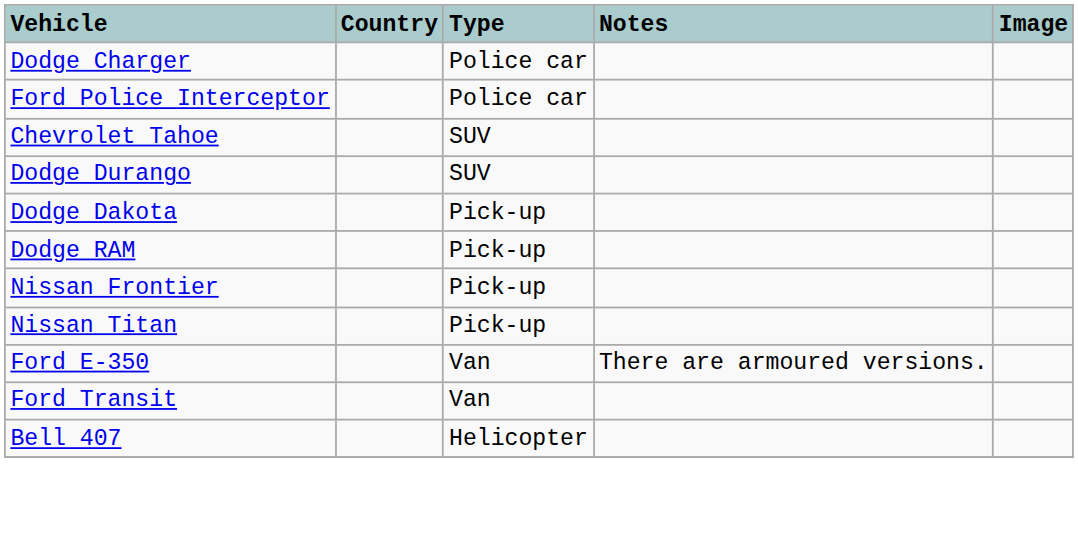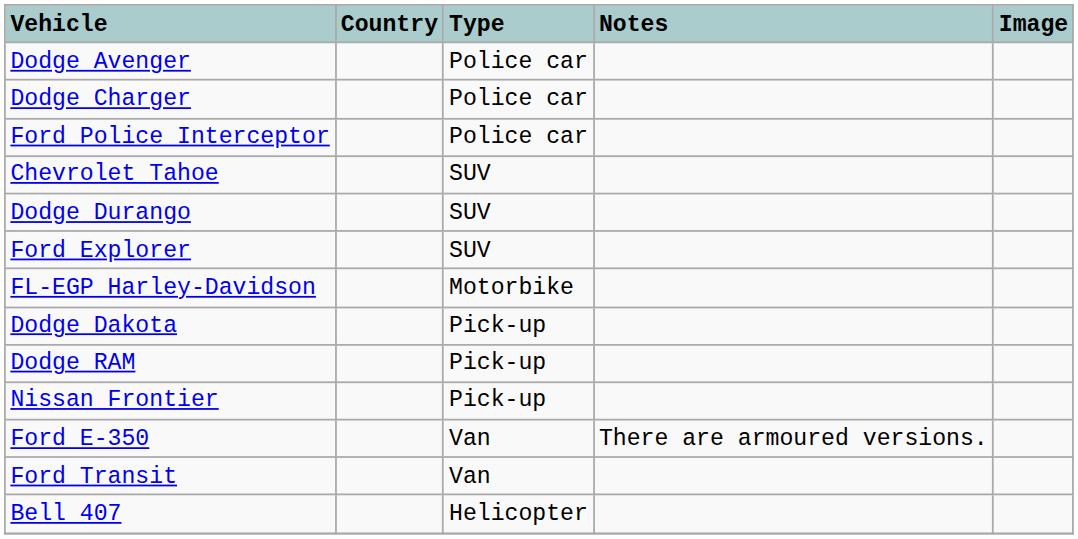+ row: (101, 61)
+ row: (101, 250)
+ row: (163, 288)
- row: (94, 325)
